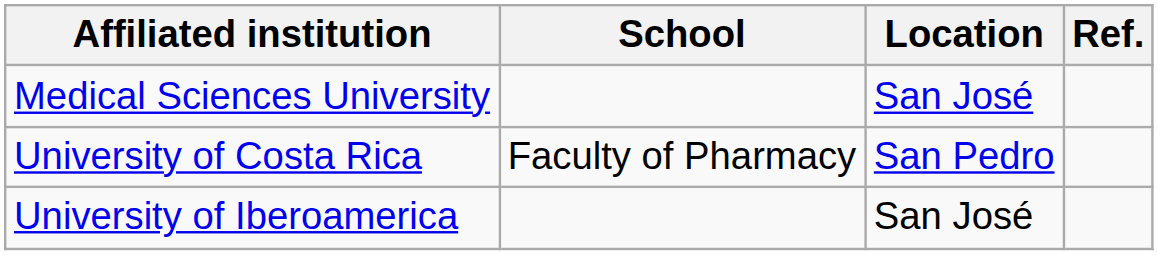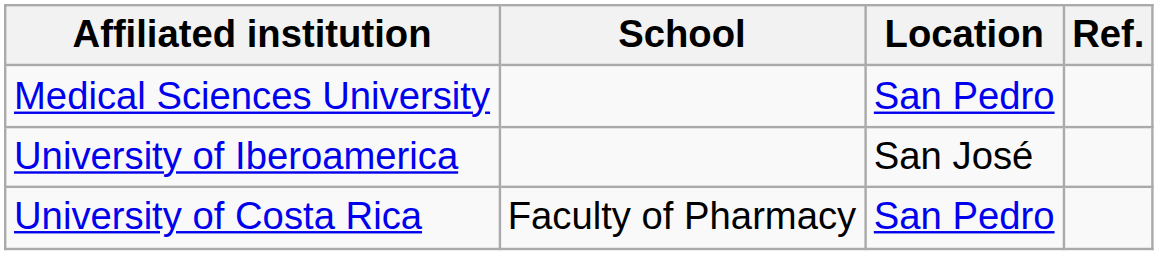(954, 95) San José -> (964, 95) San Pedro
rows swapped: (218, 156) <-> (236, 216)
